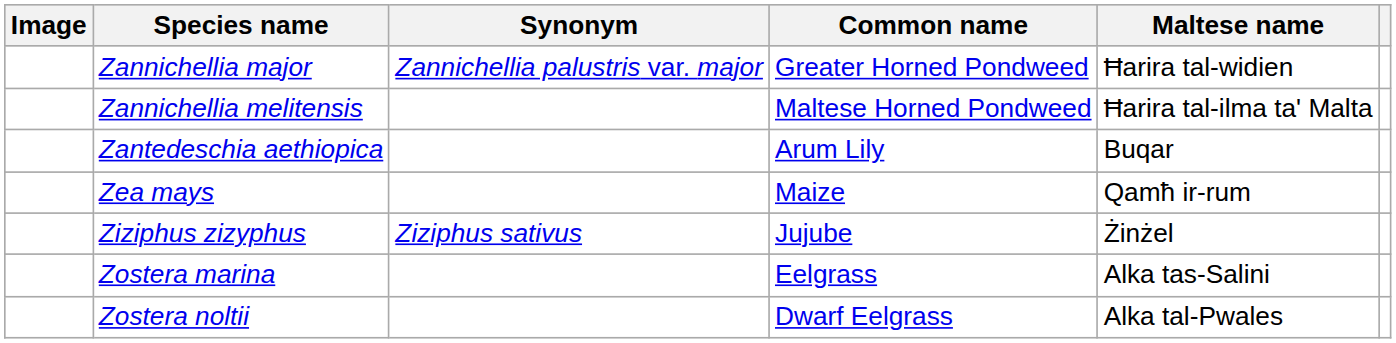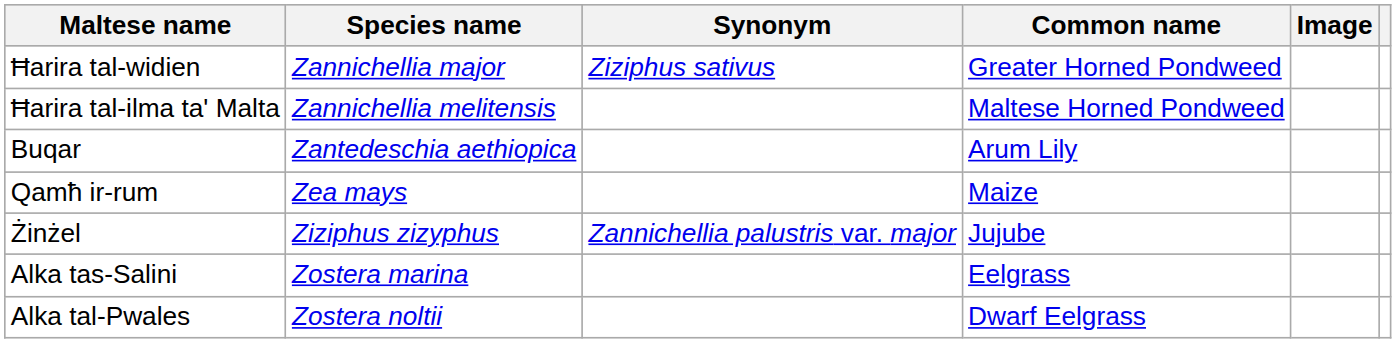columns swapped: (49, 25) <-> (1238, 25)
(579, 66) Zannichellia palustris var. major -> (682, 66) Ziziphus sativus
(489, 233) Ziziphus sativus -> (772, 233) Zannichellia palustris var. major
